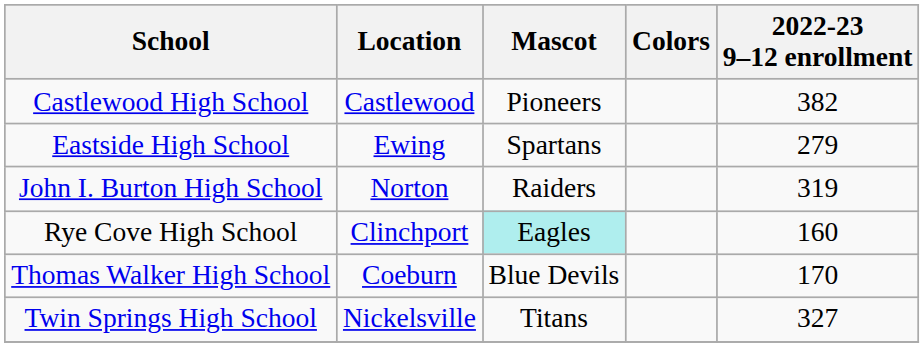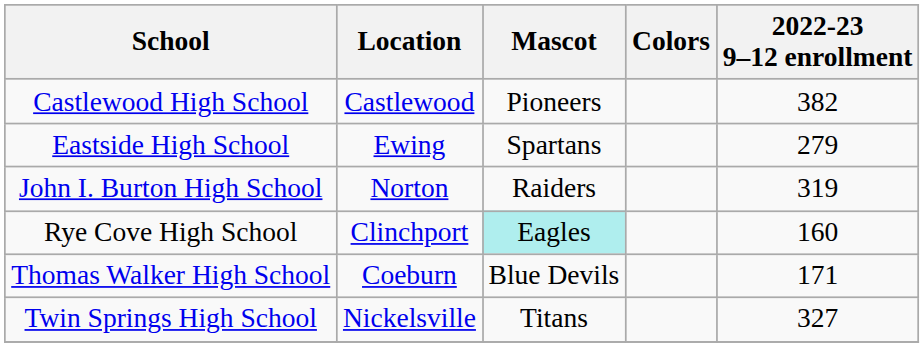(818, 275) 170 -> (818, 275) 171
